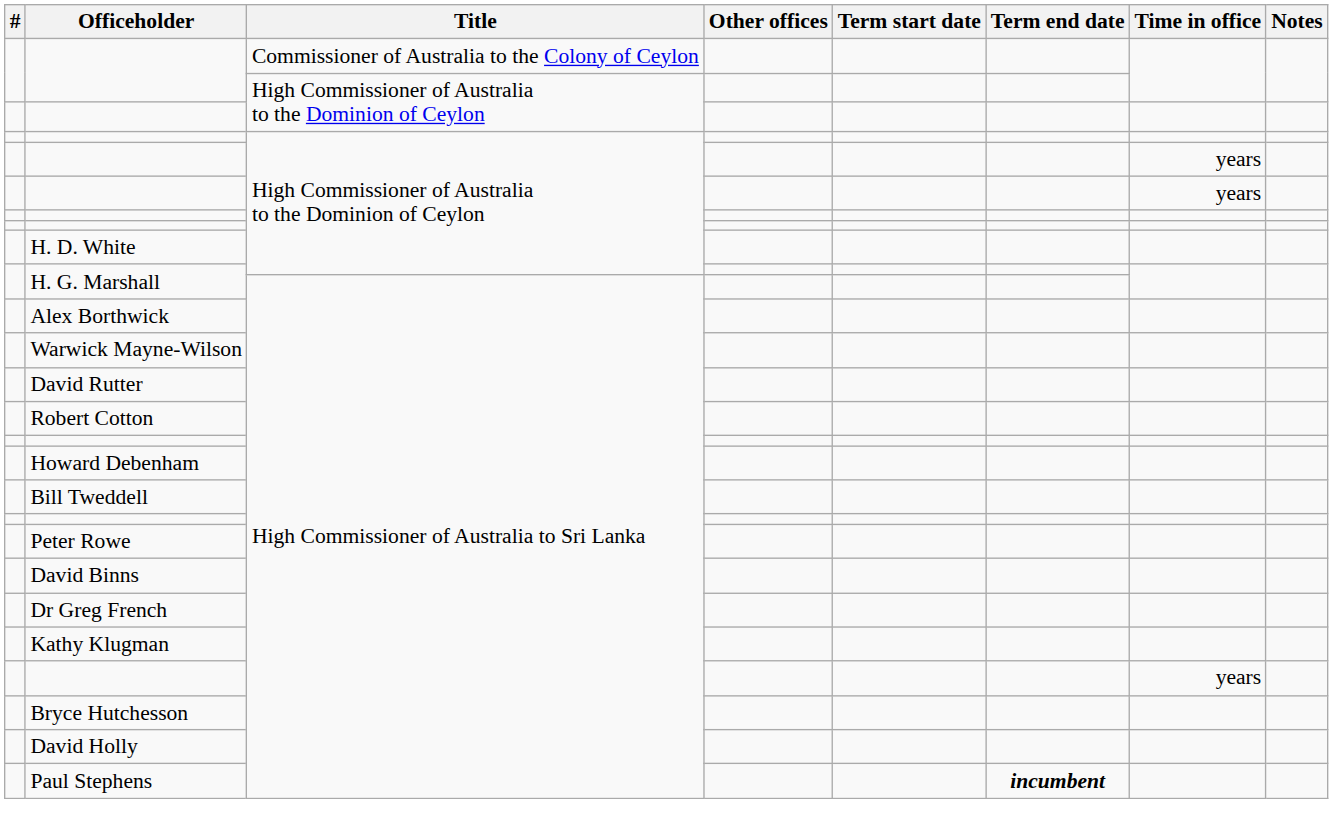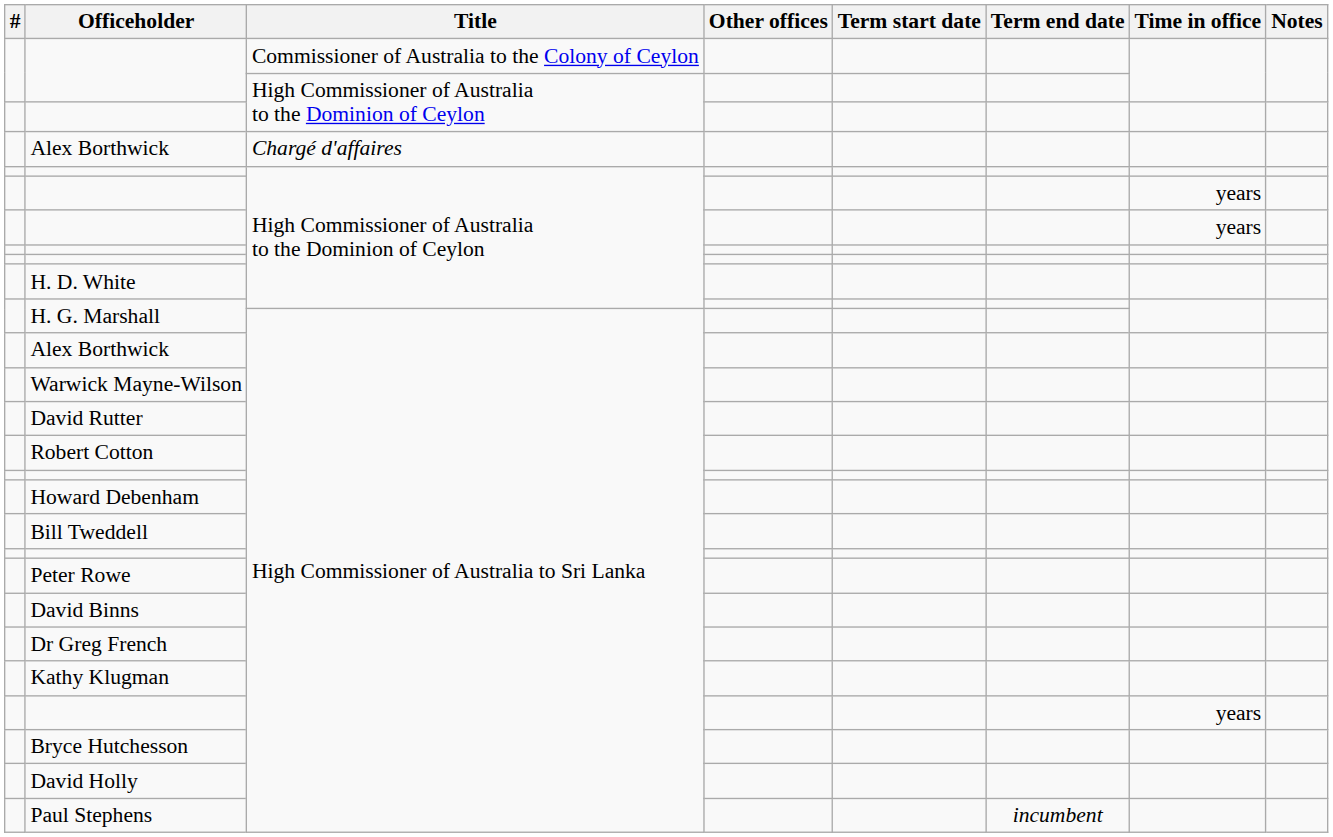+ row: (100, 148)
(1058, 780) bold -> (1058, 815) normal
